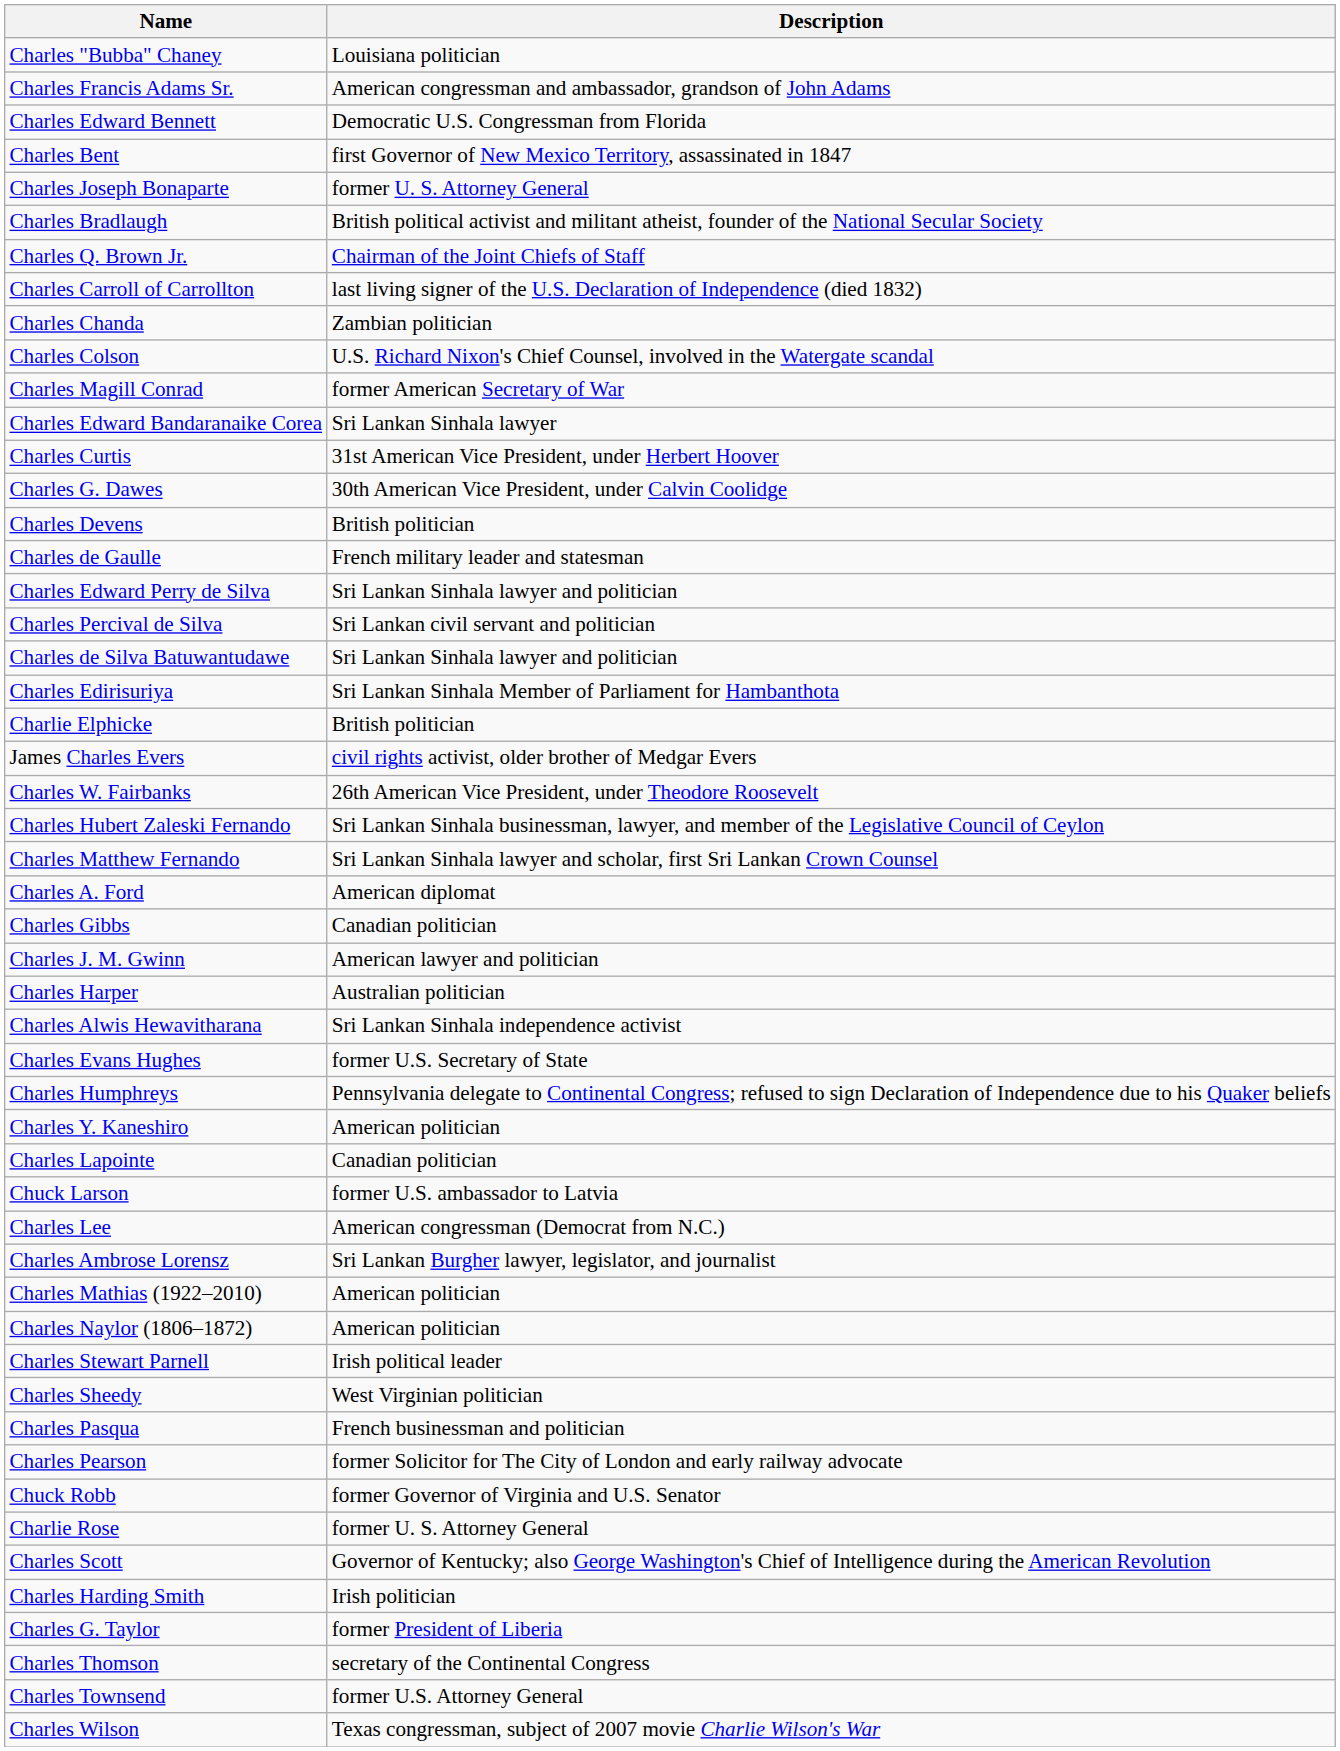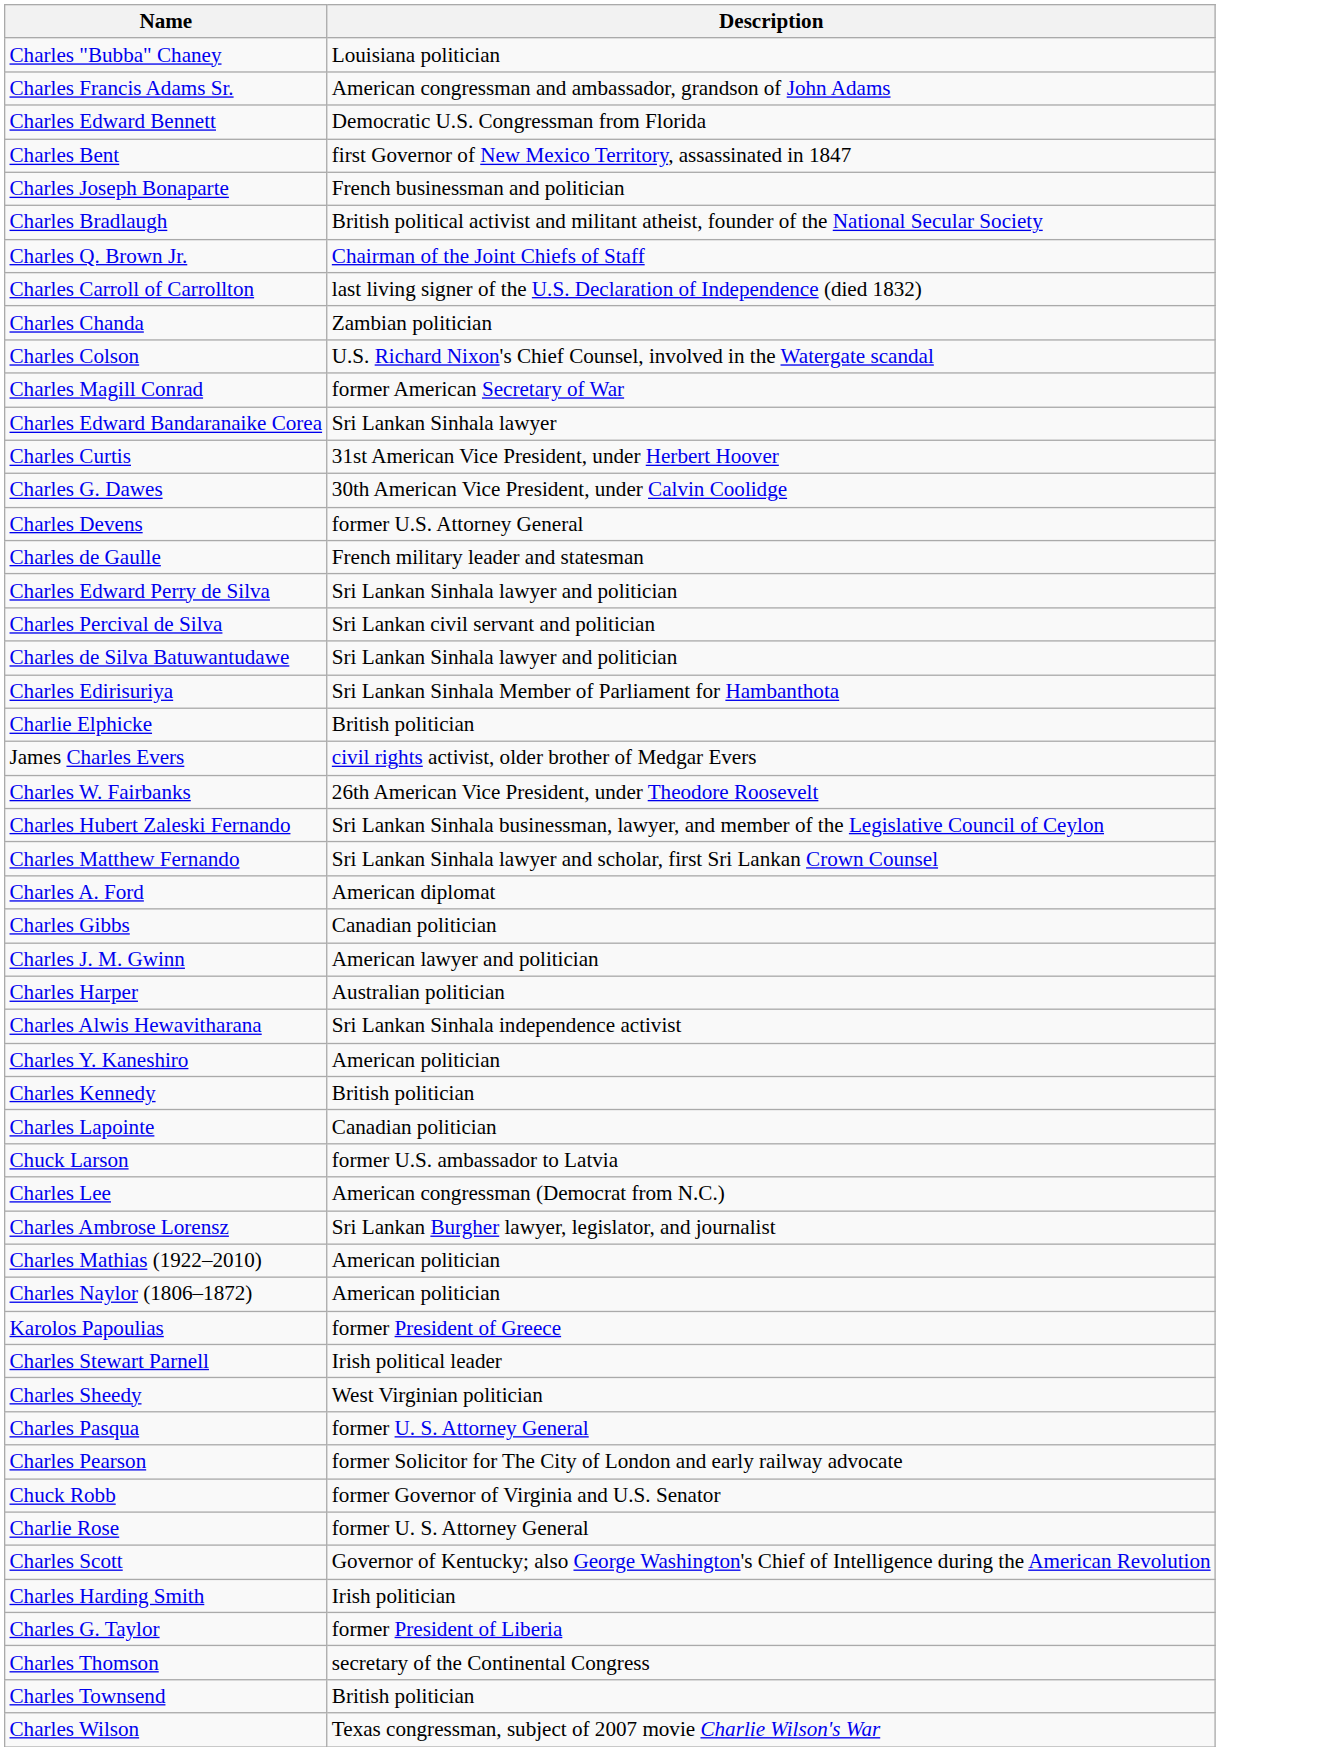(460, 188) former U. S. Attorney General -> (478, 188) French businessman and politician
(403, 523) British politician -> (458, 523) former U.S. Attorney General
- row: (105, 1059)
- row: (94, 1093)
+ row: (83, 1093)
+ row: (87, 1327)
(478, 1428) French businessman and politician -> (460, 1428) former U. S. Attorney General
(458, 1695) former U.S. Attorney General -> (403, 1695) British politician
